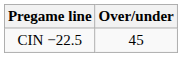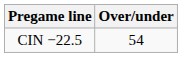(136, 40) 45 -> (136, 40) 54
